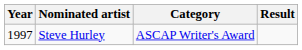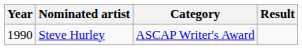(20, 34) 1997 -> (20, 34) 1990
